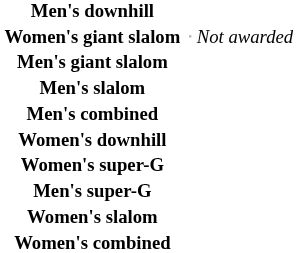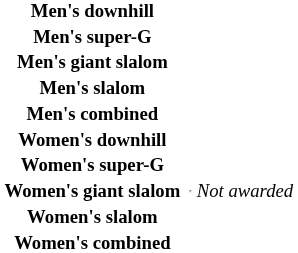rows swapped: (92, 191) <-> (92, 36)
